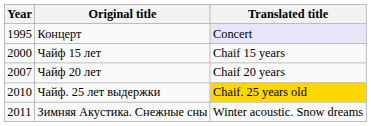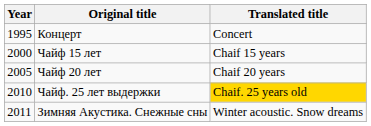(233, 33) lavender background -> (233, 33) no background
(20, 72) 2007 -> (20, 72) 2005
